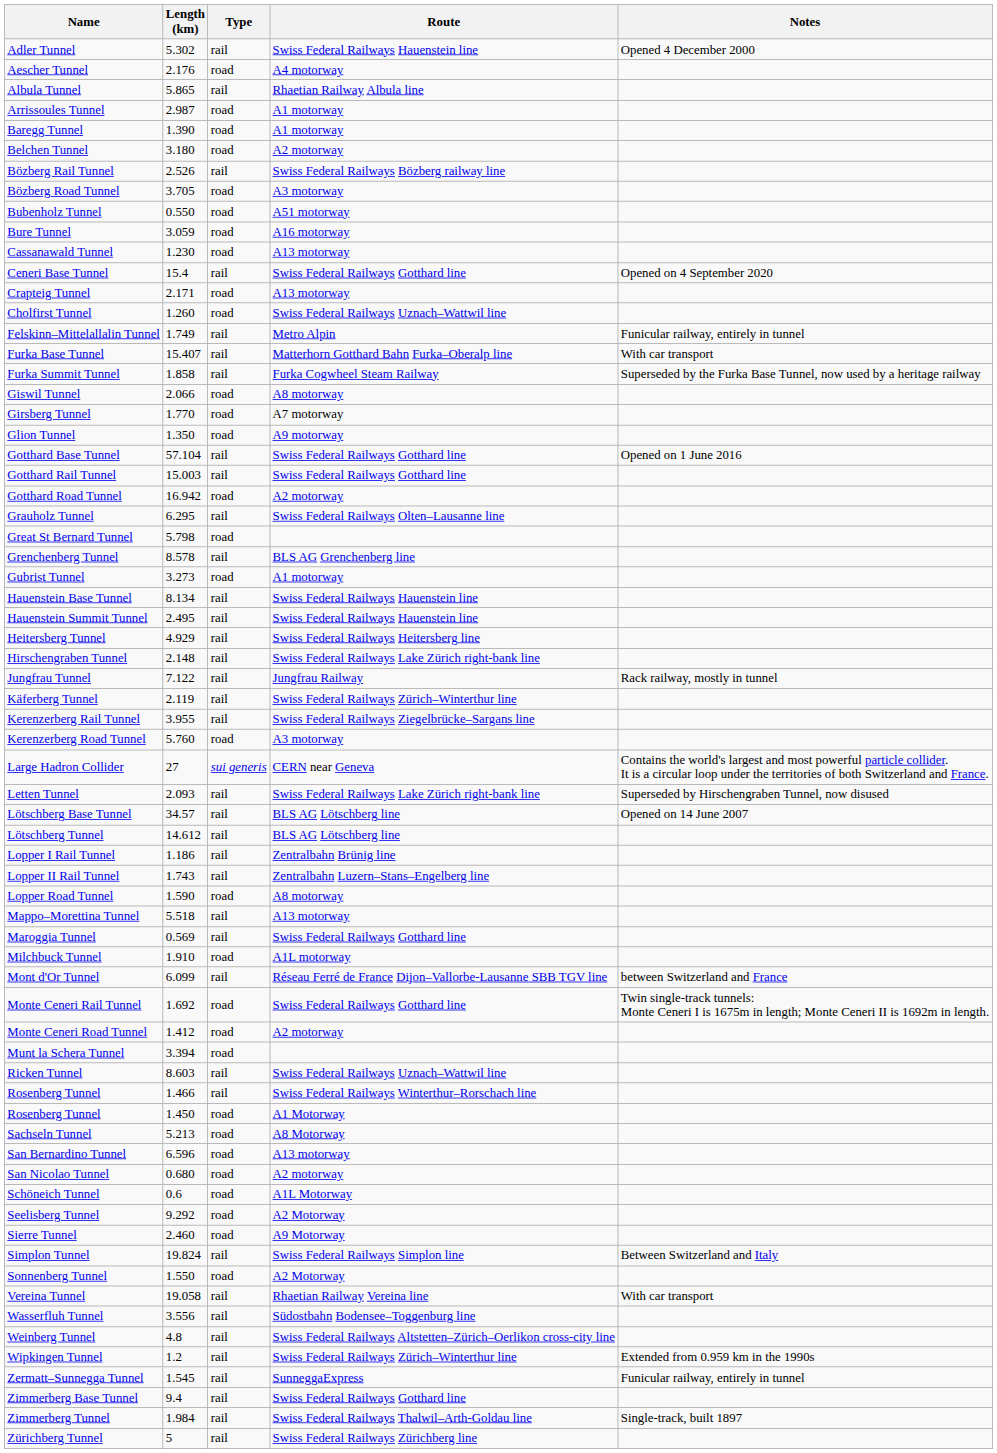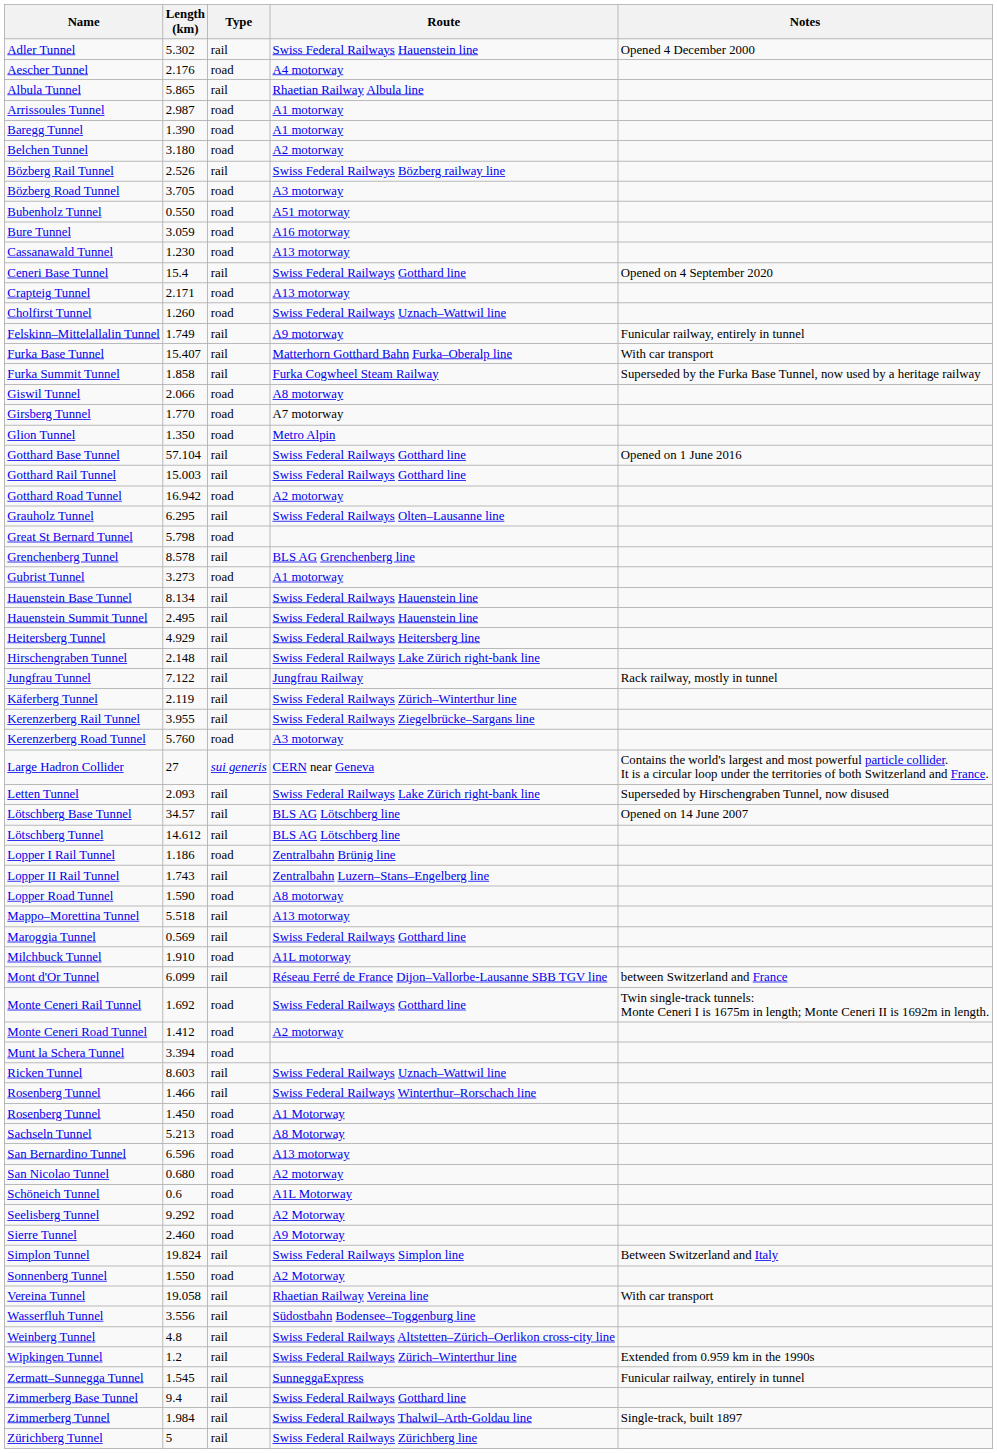(304, 333) Metro Alpin -> (308, 333) A9 motorway
(308, 435) A9 motorway -> (304, 435) Metro Alpin
(219, 855) rail -> (222, 855) road
